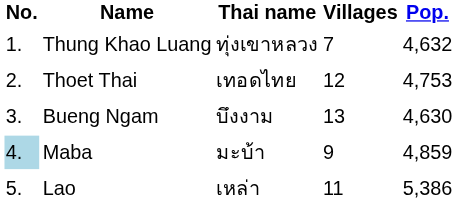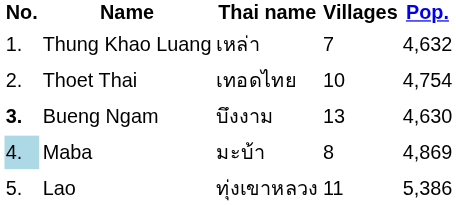(267, 44) ทุ่งเขาหลวง -> (238, 44) เหล่า
(334, 80) 12 -> (334, 80) 10
(427, 80) 4,753 -> (427, 80) 4,754
(14, 116) normal -> (14, 116) bold
(329, 152) 9 -> (329, 152) 8
(427, 152) 4,859 -> (427, 152) 4,869
(238, 188) เหล่า -> (267, 188) ทุ่งเขาหลวง
